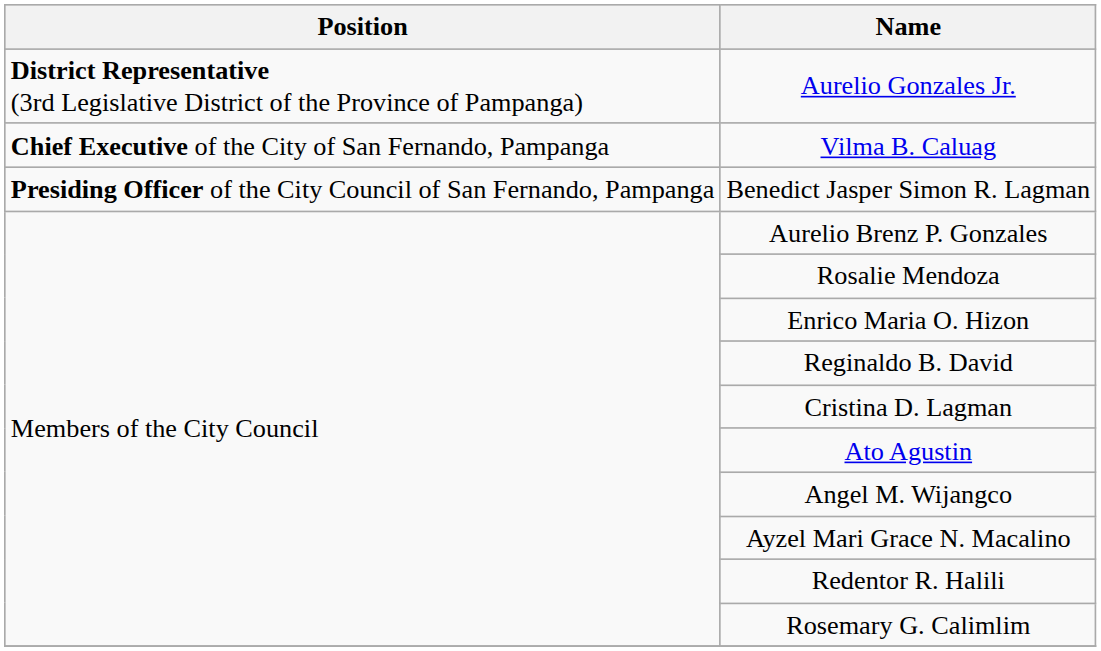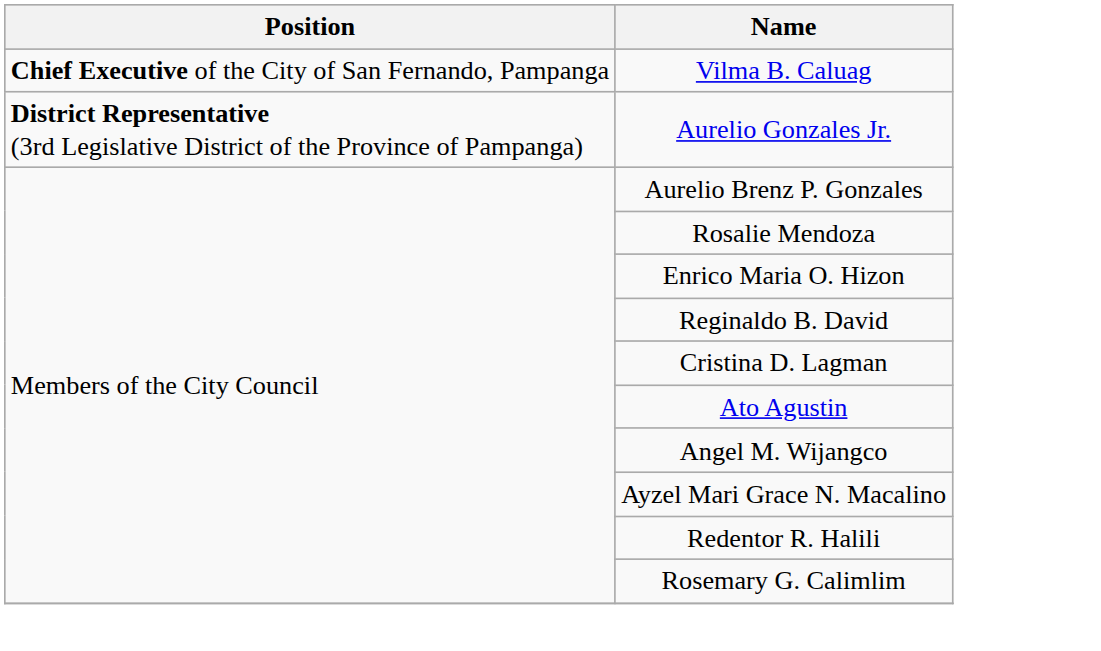rows swapped: (908, 86) <-> (908, 145)
- row: (908, 189)
